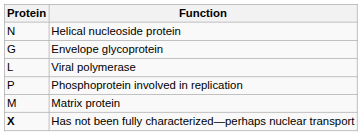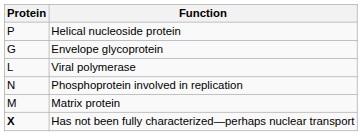(11, 31) N -> (11, 31) P
(11, 85) P -> (11, 85) N
